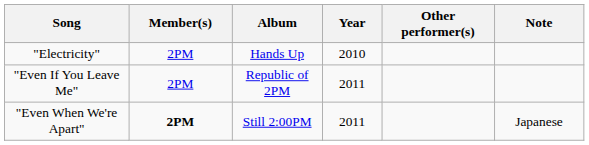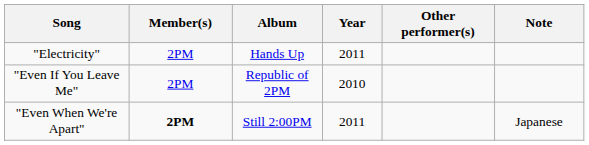(352, 53) 2010 -> (352, 53) 2011
(352, 83) 2011 -> (352, 83) 2010
